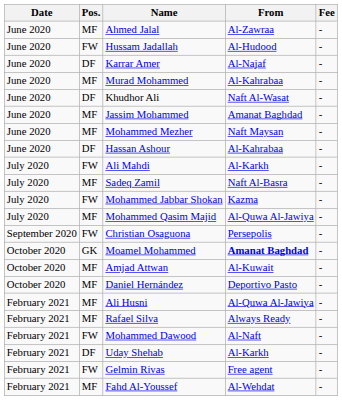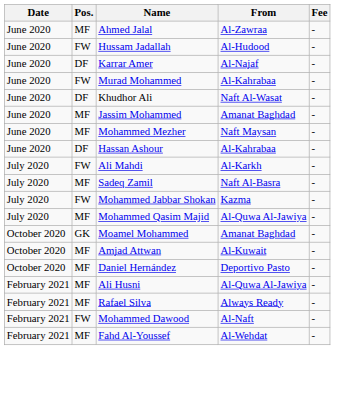(89, 81) MF -> (83, 81) FW
- row: (148, 234)
(268, 251) bold -> (258, 234) normal
- row: (134, 353)
- row: (135, 370)
